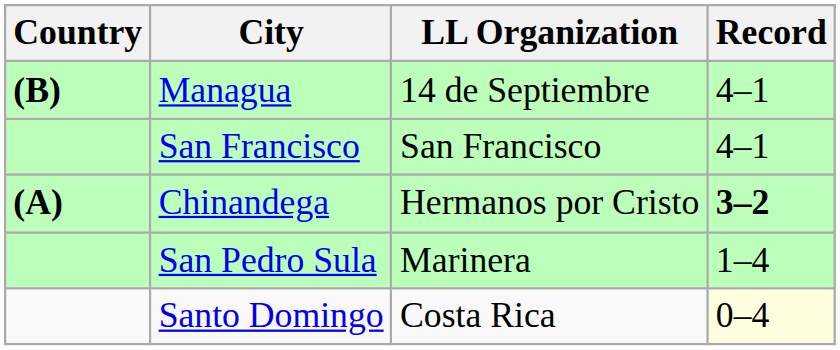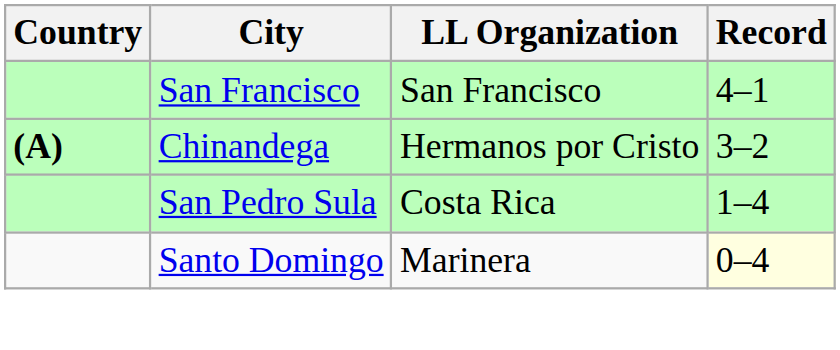- row: (225, 89)
(743, 202) bold -> (743, 145) normal
(465, 259) Marinera -> (478, 202) Costa Rica
(478, 315) Costa Rica -> (465, 259) Marinera
